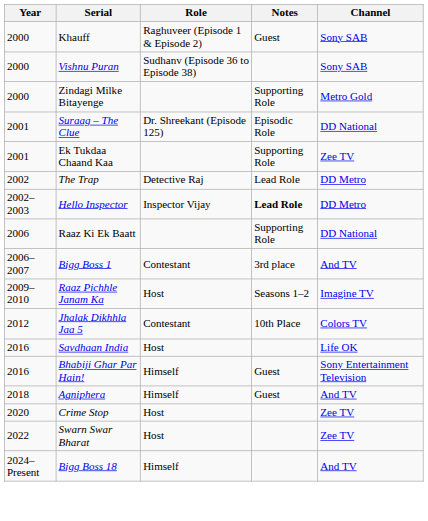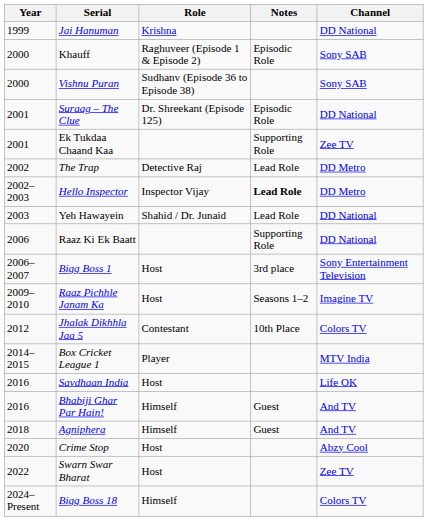+ row: (89, 30)
(267, 36) Guest -> (273, 54) Episodic Role
- row: (90, 96)
+ row: (91, 215)
(167, 263) Contestant -> (152, 269) Host
(339, 263) And TV -> (364, 269) Sony Entertainment Television
+ row: (85, 358)
(364, 371) Sony Entertainment Television -> (338, 406) And TV
(337, 412) Zee TV -> (344, 447) Abzy Cool
(339, 466) And TV -> (343, 501) Colors TV
